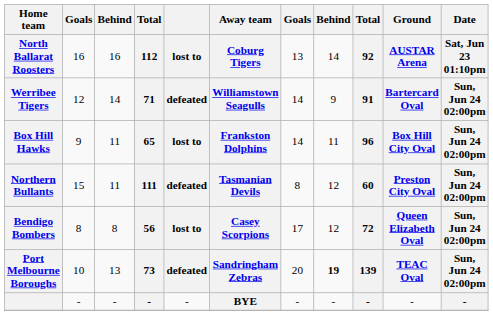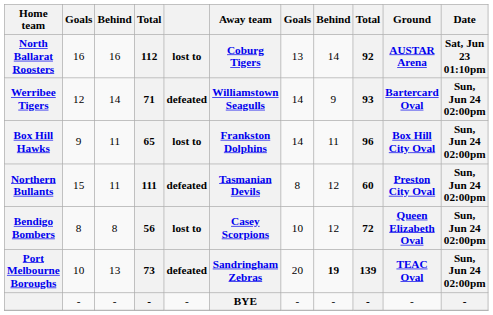(368, 99) 91 -> (368, 99) 93
(297, 228) 17 -> (297, 228) 10
